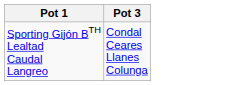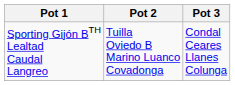+ column: (143, 13)
